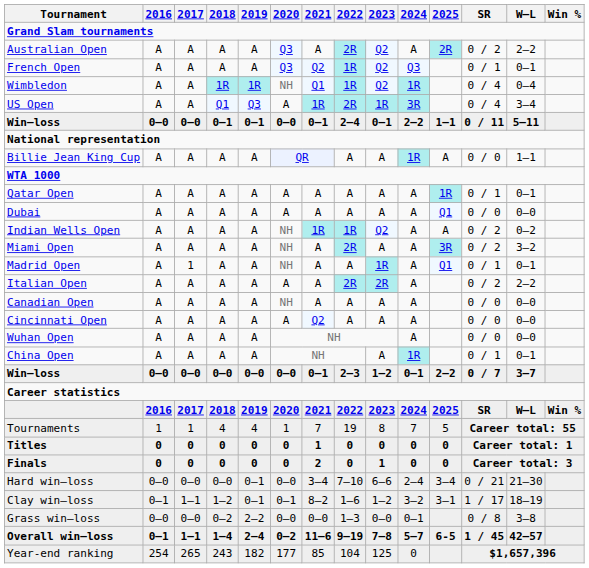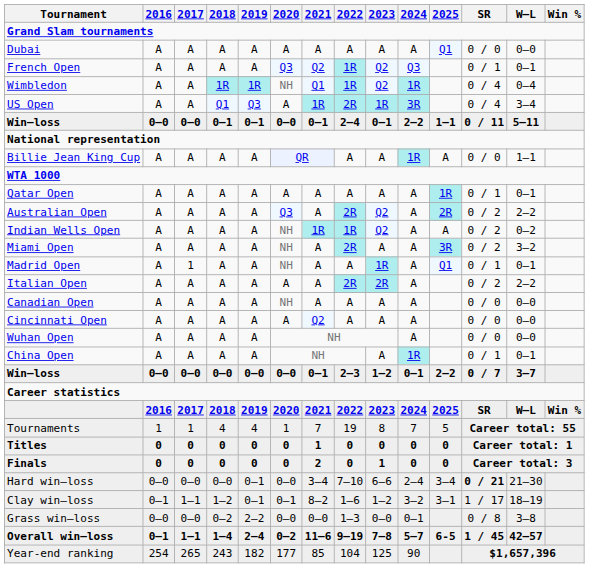rows swapped: (57, 49) <-> (24, 212)
(484, 482) normal -> (484, 482) bold
(414, 554) 0 -> (414, 554) 90
